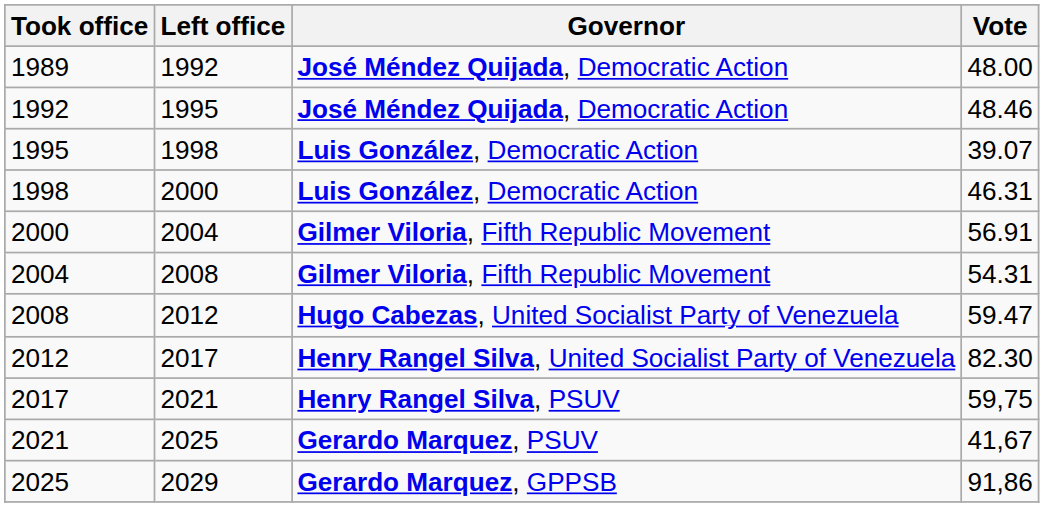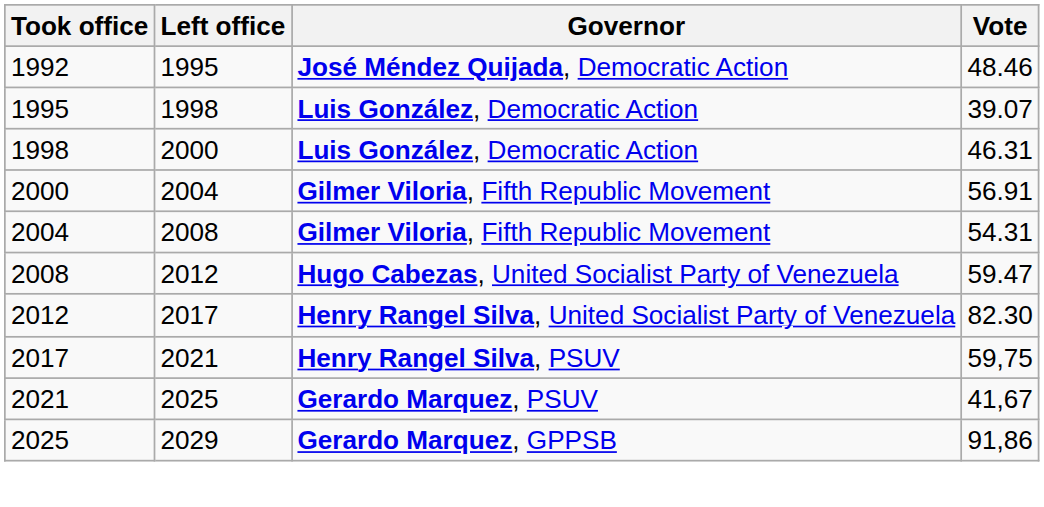- row: (40, 67)
